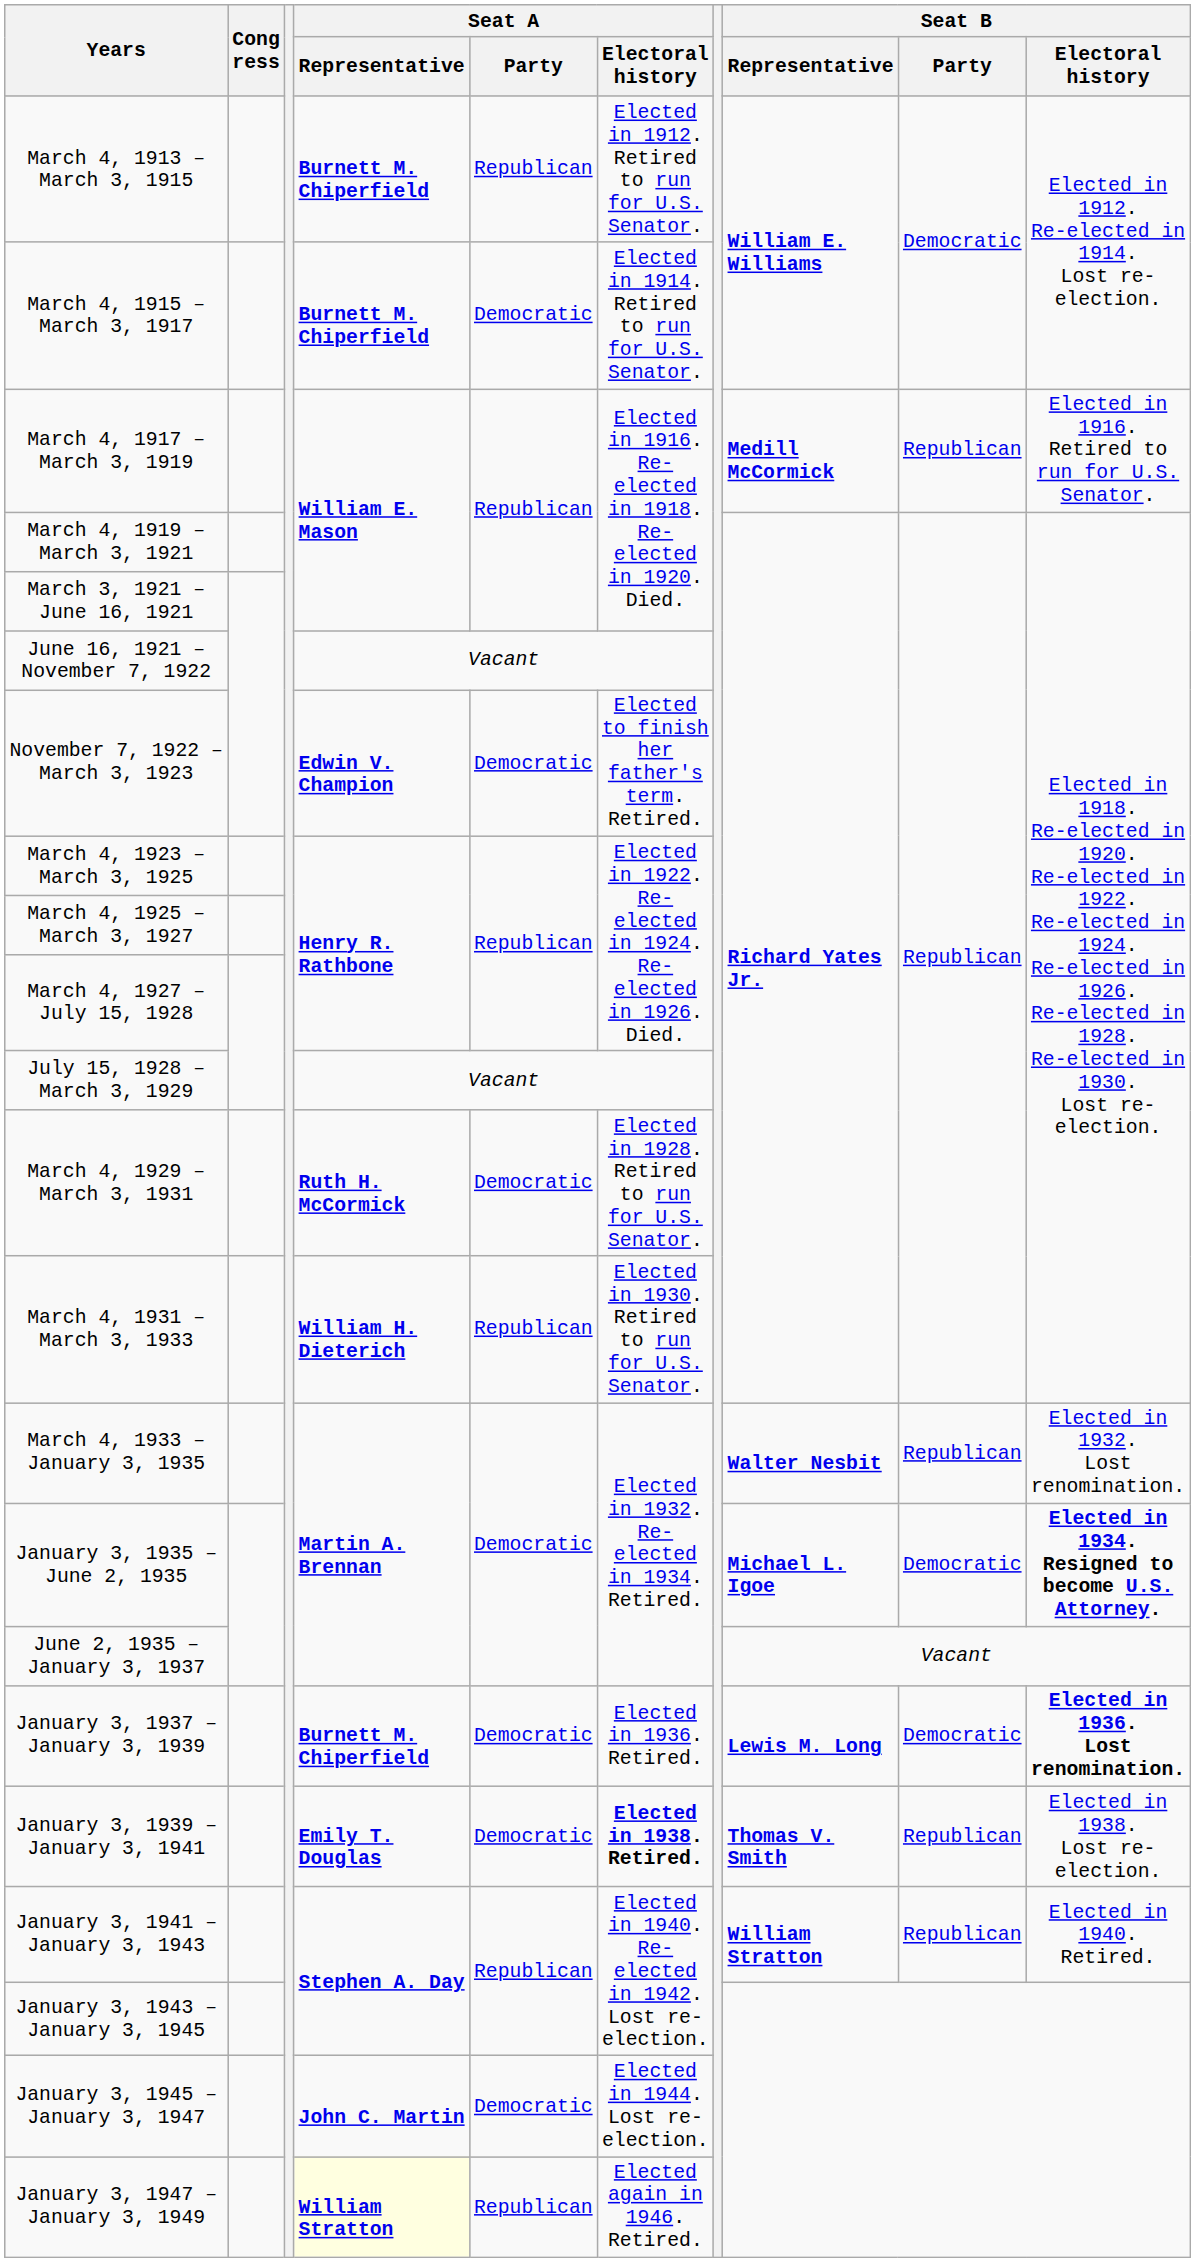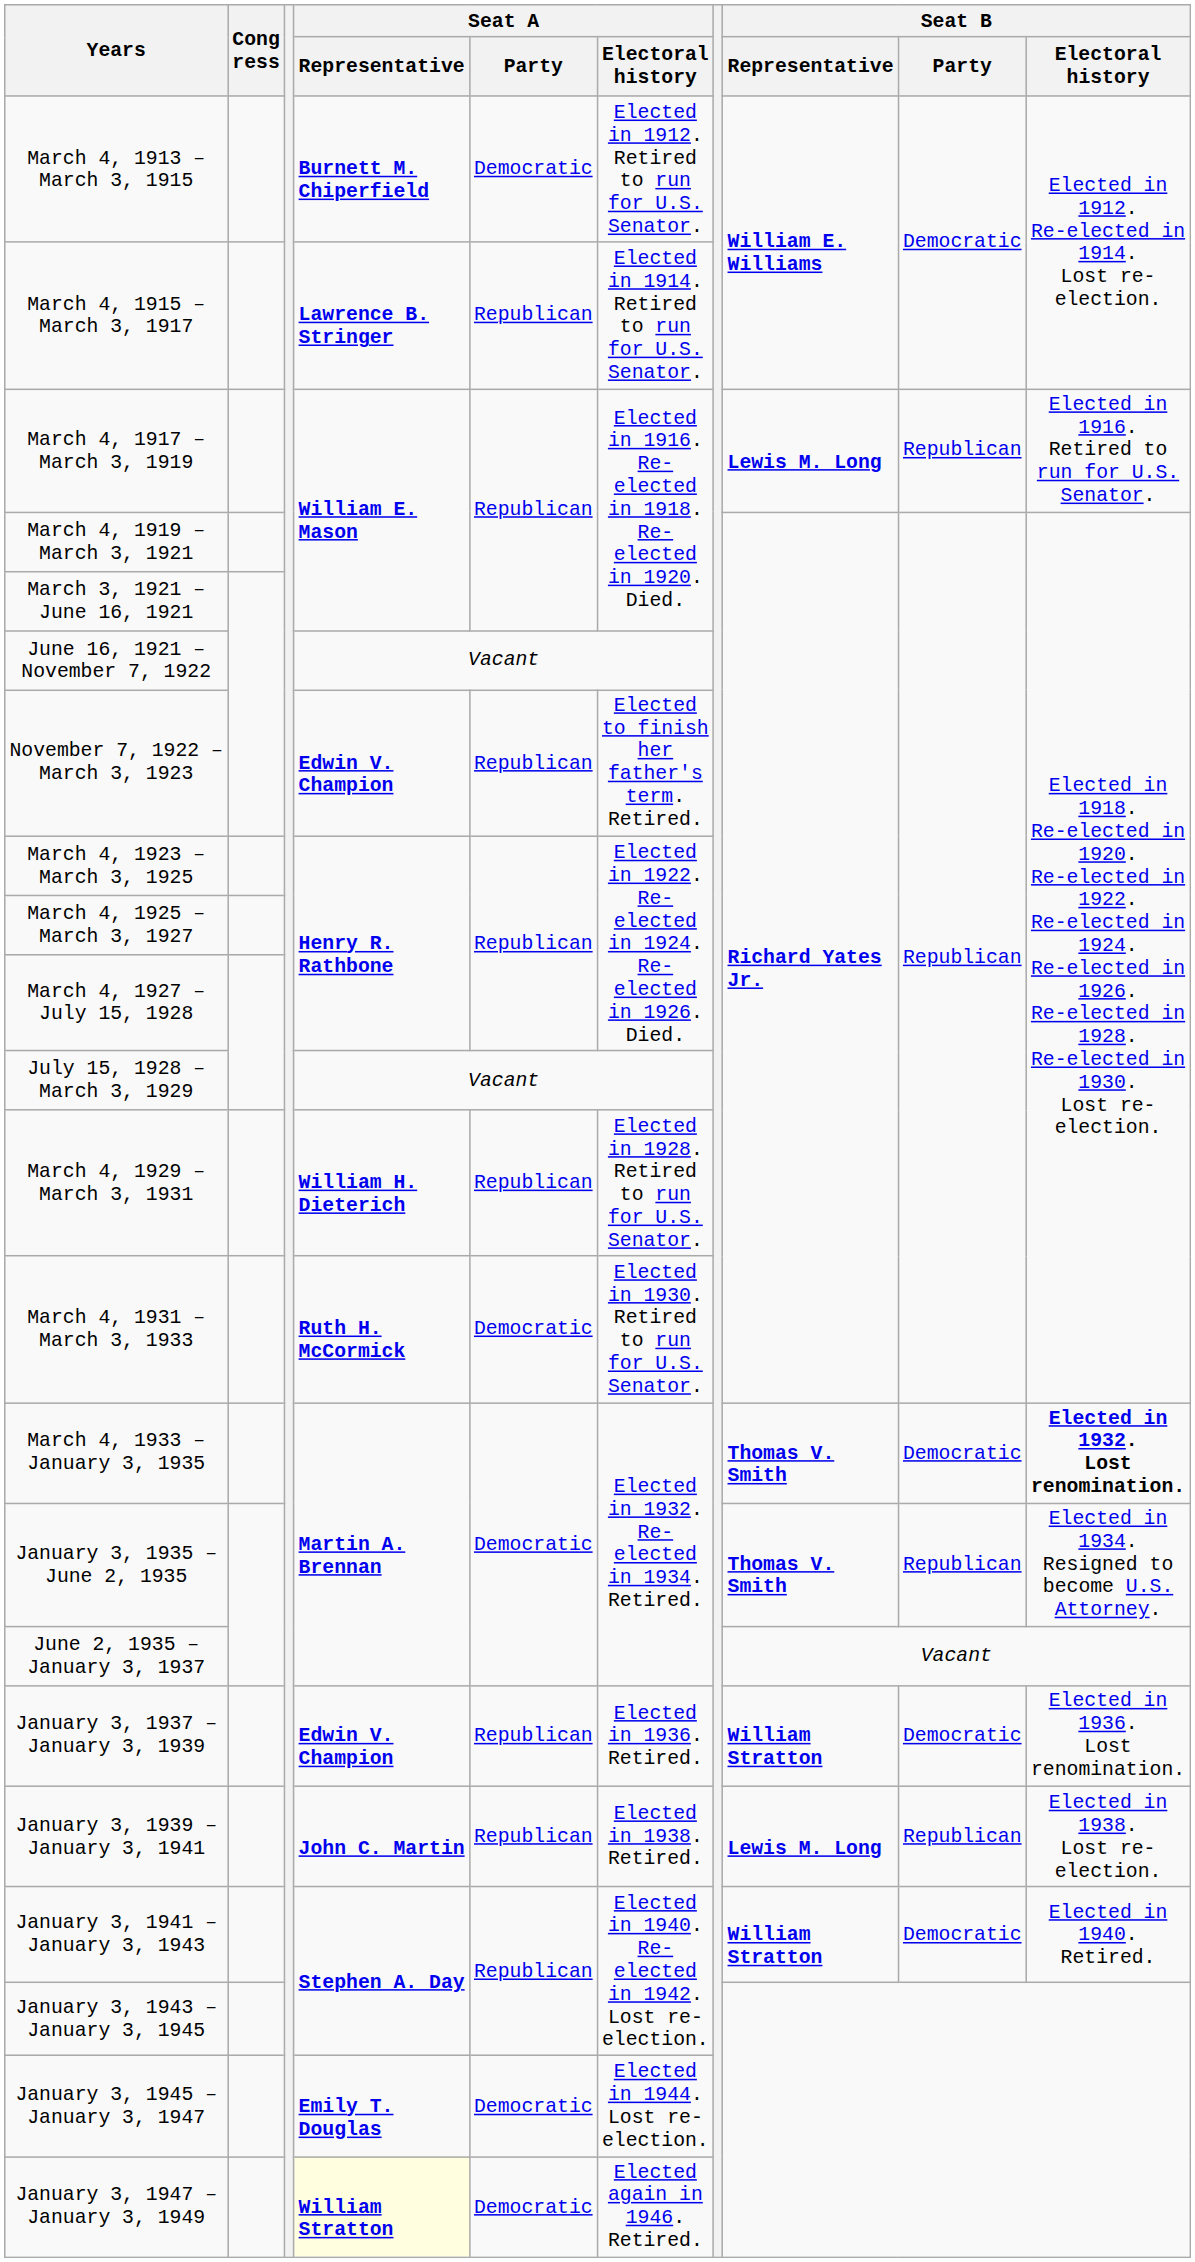(533, 169) Republican -> (533, 169) Democratic
(364, 327) Burnett M. Chiperfield -> (364, 327) Lawrence B. Stringer
(533, 316) Democratic -> (533, 316) Republican
(781, 462) Medill McCormick -> (805, 462) Lewis M. Long
(533, 763) Democratic -> (533, 763) Republican
(352, 1194) Ruth H. McCormick -> (358, 1194) William H. Dieterich
(533, 1183) Democratic -> (533, 1183) Republican
(358, 1341) William H. Dieterich -> (352, 1341) Ruth H. McCormick
(533, 1329) Republican -> (533, 1329) Democratic
(805, 1464) Walter Nesbit -> (781, 1464) Thomas V. Smith
(962, 1453) Republican -> (962, 1453) Democratic
(1108, 1453) normal -> (1108, 1453) bold
(787, 1576) Michael L. Igoe -> (781, 1576) Thomas V. Smith
(962, 1565) Democratic -> (962, 1565) Republican
(1108, 1565) bold -> (1108, 1565) normal
(364, 1747) Burnett M. Chiperfield -> (346, 1747) Edwin V. Champion
(533, 1736) Democratic -> (533, 1736) Republican
(805, 1747) Lewis M. Long -> (775, 1747) William Stratton
(1108, 1736) bold -> (1108, 1736) normal
(346, 1848) Emily T. Douglas -> (382, 1848) John C. Martin
(533, 1837) Democratic -> (533, 1837) Republican
(655, 1837) bold -> (655, 1837) normal
(781, 1848) Thomas V. Smith -> (805, 1848) Lewis M. Long
(962, 1935) Republican -> (962, 1935) Democratic
(382, 2118) John C. Martin -> (346, 2118) Emily T. Douglas
(533, 2207) Republican -> (533, 2207) Democratic
